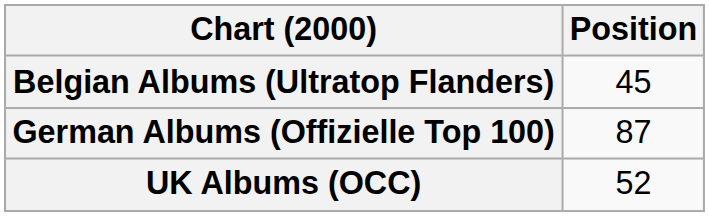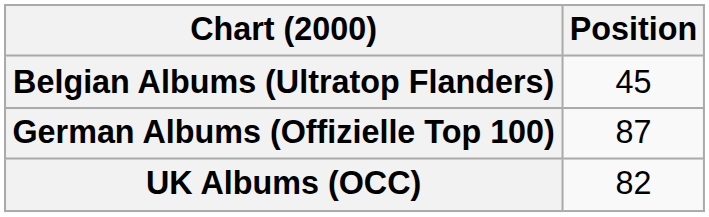(633, 183) 52 -> (633, 183) 82
